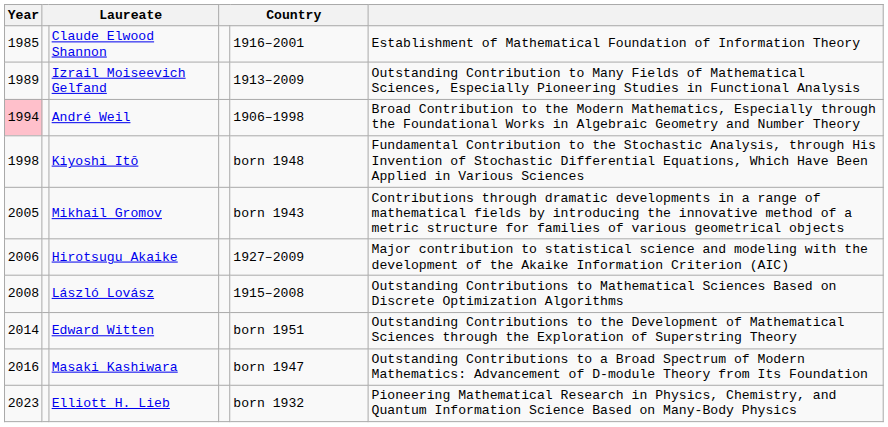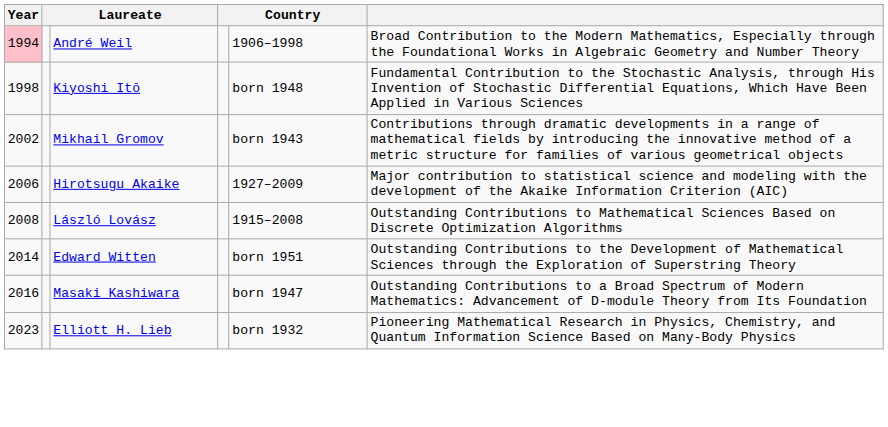- row: (103, 44)
- row: (119, 81)
(23, 213) 2005 -> (23, 140) 2002
